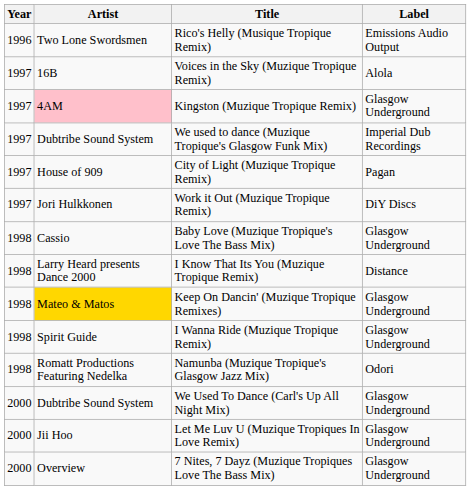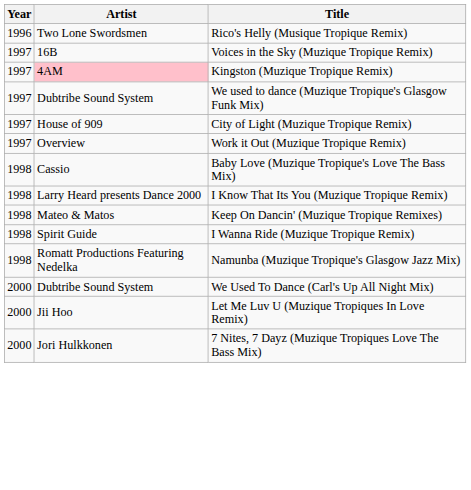- column: (414, 14)
(75, 205) Jori Hulkkonen -> (61, 143) Overview
(76, 303) gold background -> (76, 215) no background
(61, 468) Overview -> (75, 345) Jori Hulkkonen
